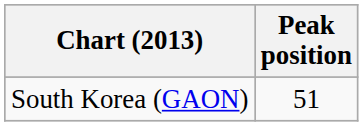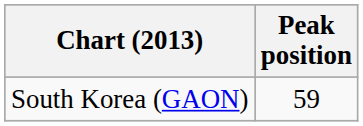(306, 98) 51 -> (306, 98) 59
